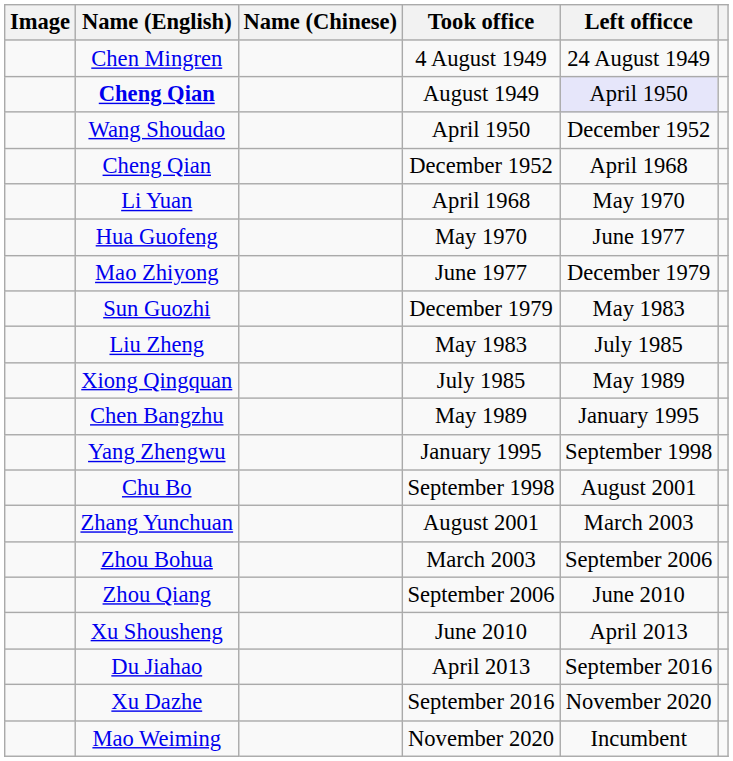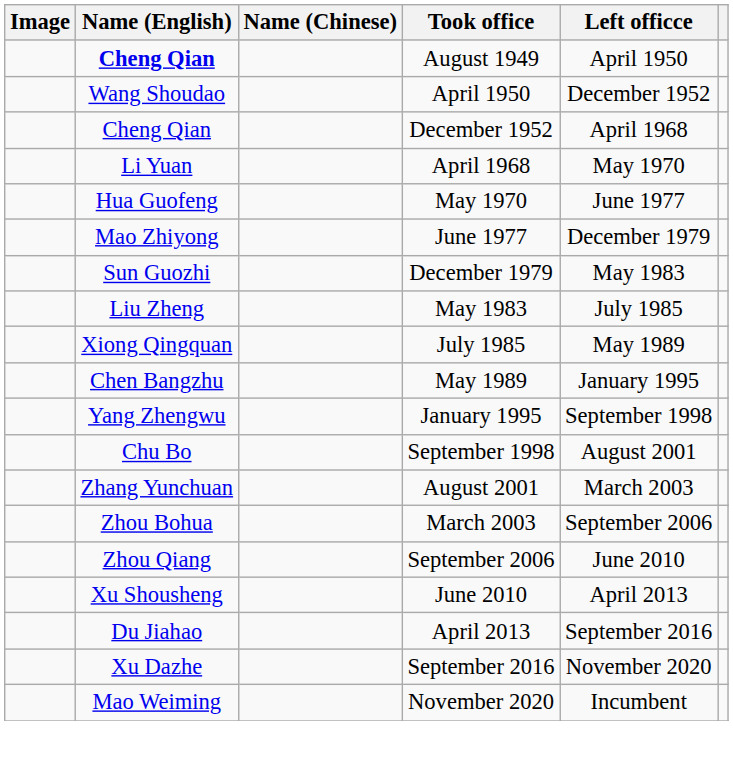- row: (481, 58)
(639, 93) lavender background -> (639, 58) no background
